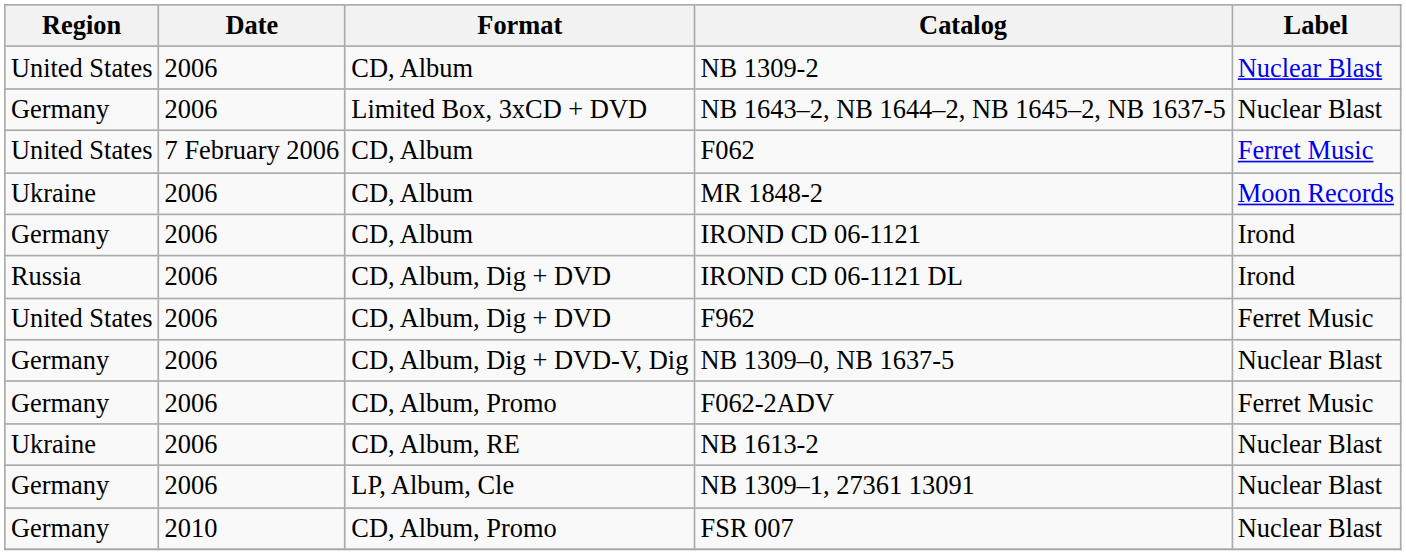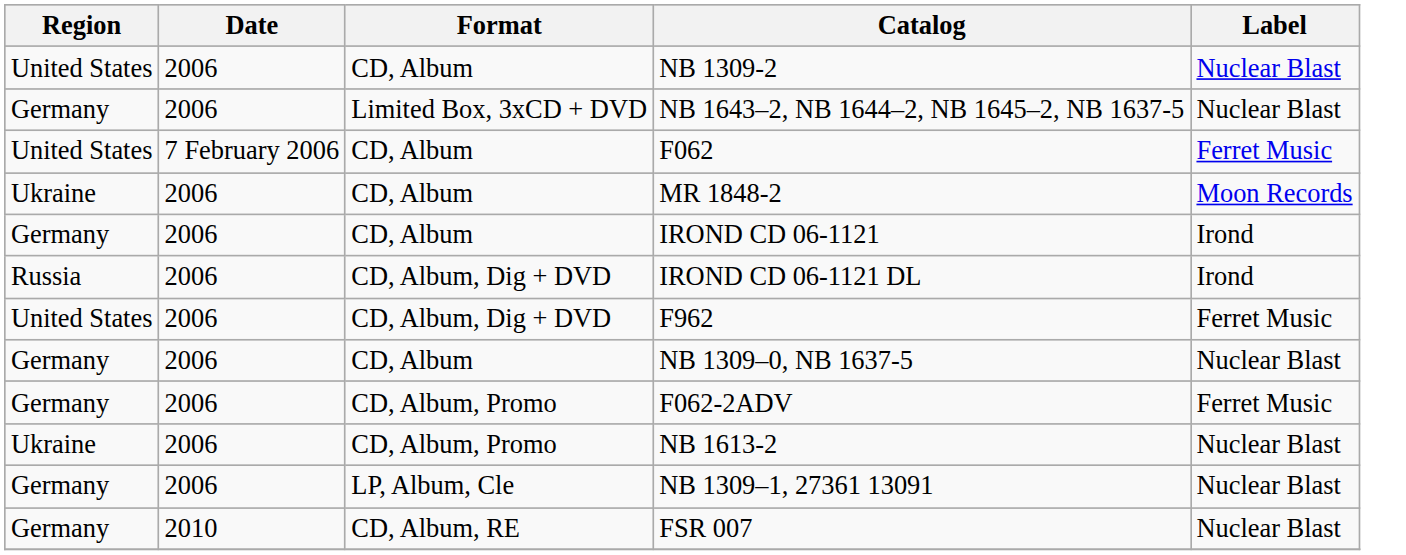(520, 360) CD, Album, Dig + DVD-V, Dig -> (412, 360) CD, Album
(436, 444) CD, Album, RE -> (454, 444) CD, Album, Promo
(454, 527) CD, Album, Promo -> (436, 527) CD, Album, RE
